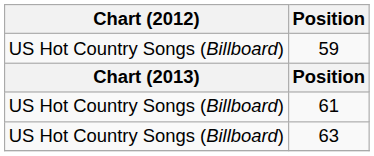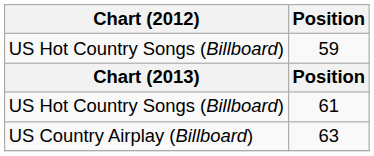(146, 135) US Hot Country Songs (Billboard) -> (131, 135) US Country Airplay (Billboard)
